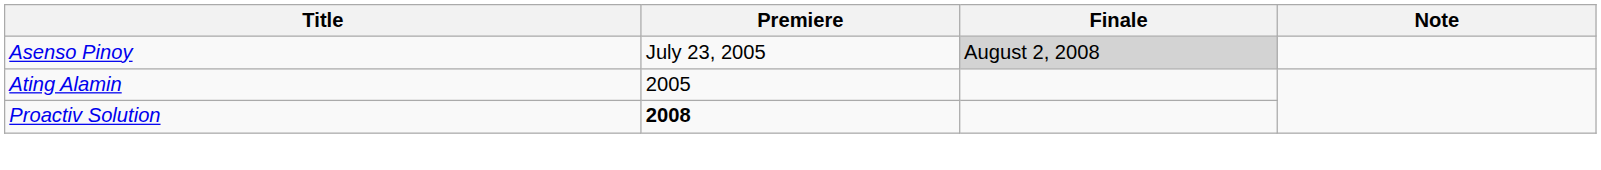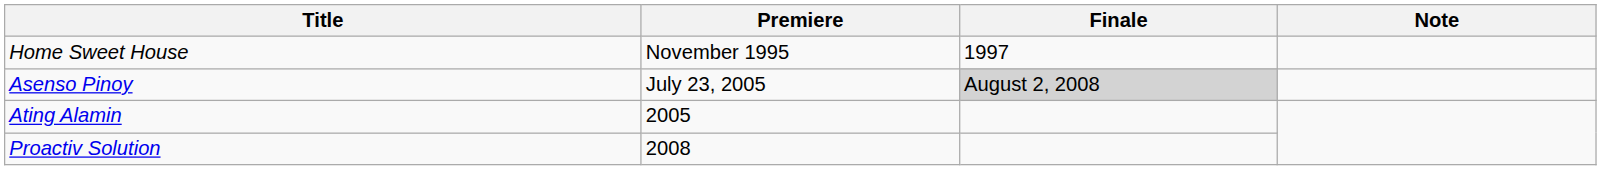+ row: (99, 52)
(668, 116) bold -> (668, 148) normal
